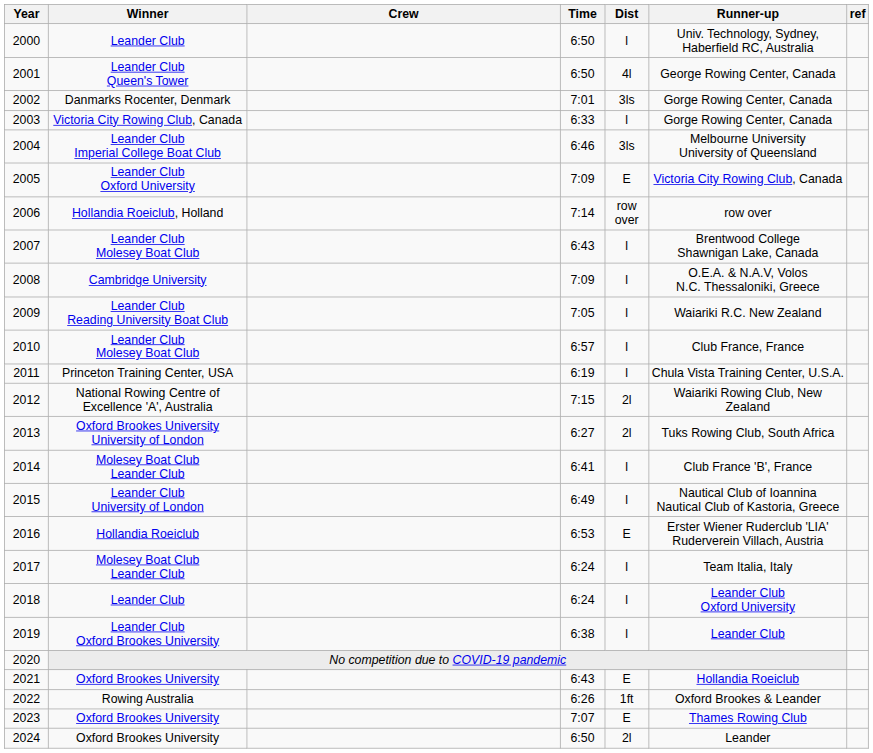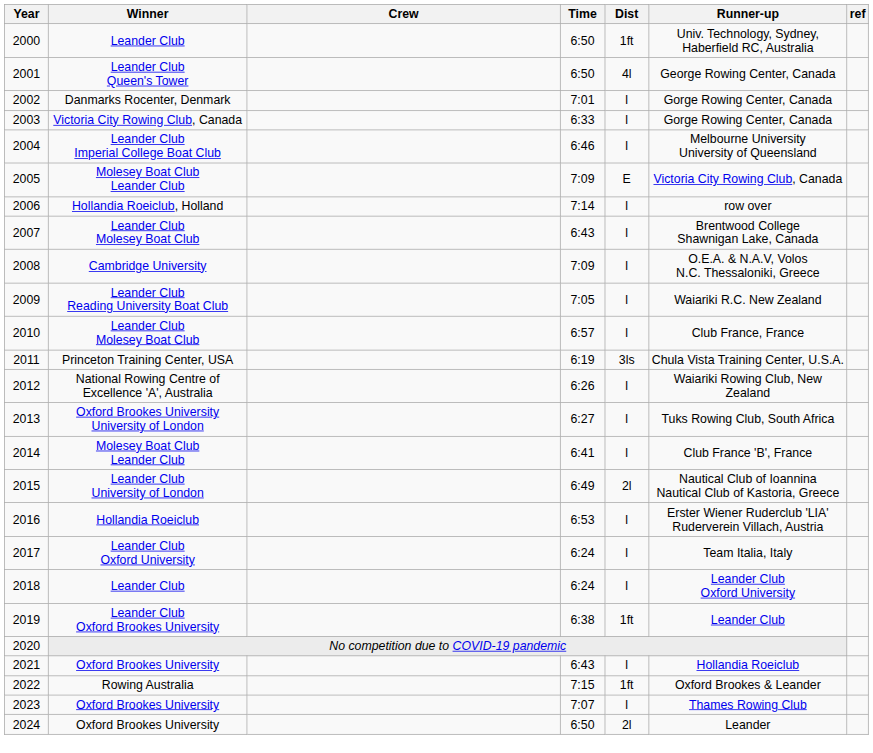(627, 40) l -> (627, 40) 1ft
(627, 100) 3ls -> (627, 100) l
(627, 146) 3ls -> (627, 146) l
(148, 180) Leander Club Oxford University -> (148, 180) Molesey Boat Club Leander Club
(627, 213) row over -> (627, 206) l
(627, 373) l -> (627, 359) 3ls
(583, 399) 7:15 -> (583, 386) 6:26
(627, 399) 2l -> (627, 386) l
(627, 433) 2l -> (627, 419) l
(627, 500) l -> (627, 486) 2l
(627, 533) E -> (627, 519) l
(148, 566) Molesey Boat Club Leander Club -> (148, 553) Leander Club Oxford University
(627, 633) l -> (627, 619) 1ft
(627, 679) E -> (627, 665) l
(583, 699) 6:26 -> (583, 685) 7:15
(627, 718) E -> (627, 704) l
